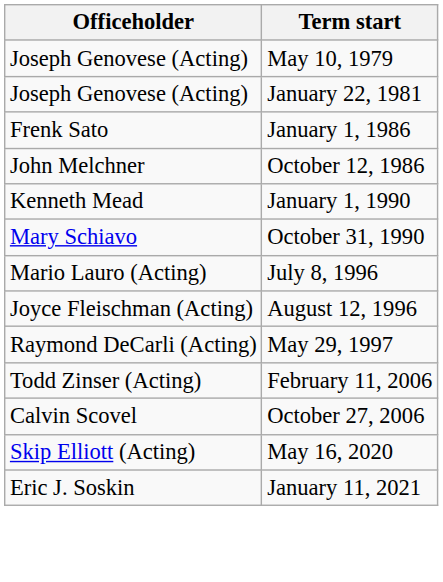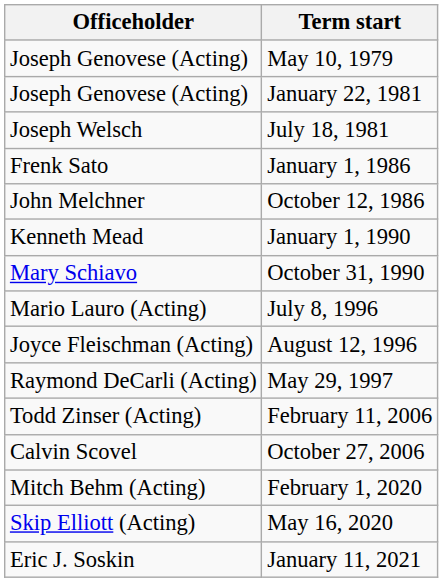+ row: (328, 129)
+ row: (345, 487)
